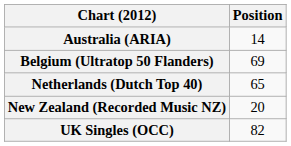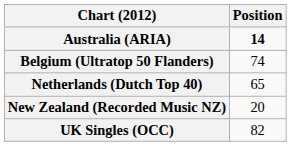(258, 38) normal -> (258, 38) bold
(258, 61) 69 -> (258, 61) 74
